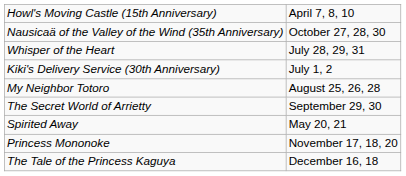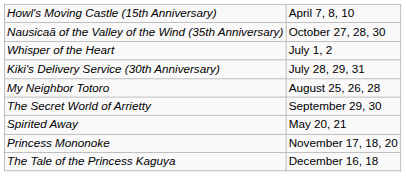(327, 50) July 28, 29, 31 -> (310, 50) July 1, 2
(310, 69) July 1, 2 -> (327, 69) July 28, 29, 31
